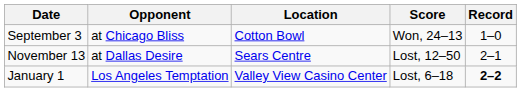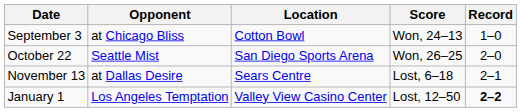+ row: (39, 55)
(427, 55) Lost, 12–50 -> (423, 76) Lost, 6–18
(423, 76) Lost, 6–18 -> (427, 96) Lost, 12–50
